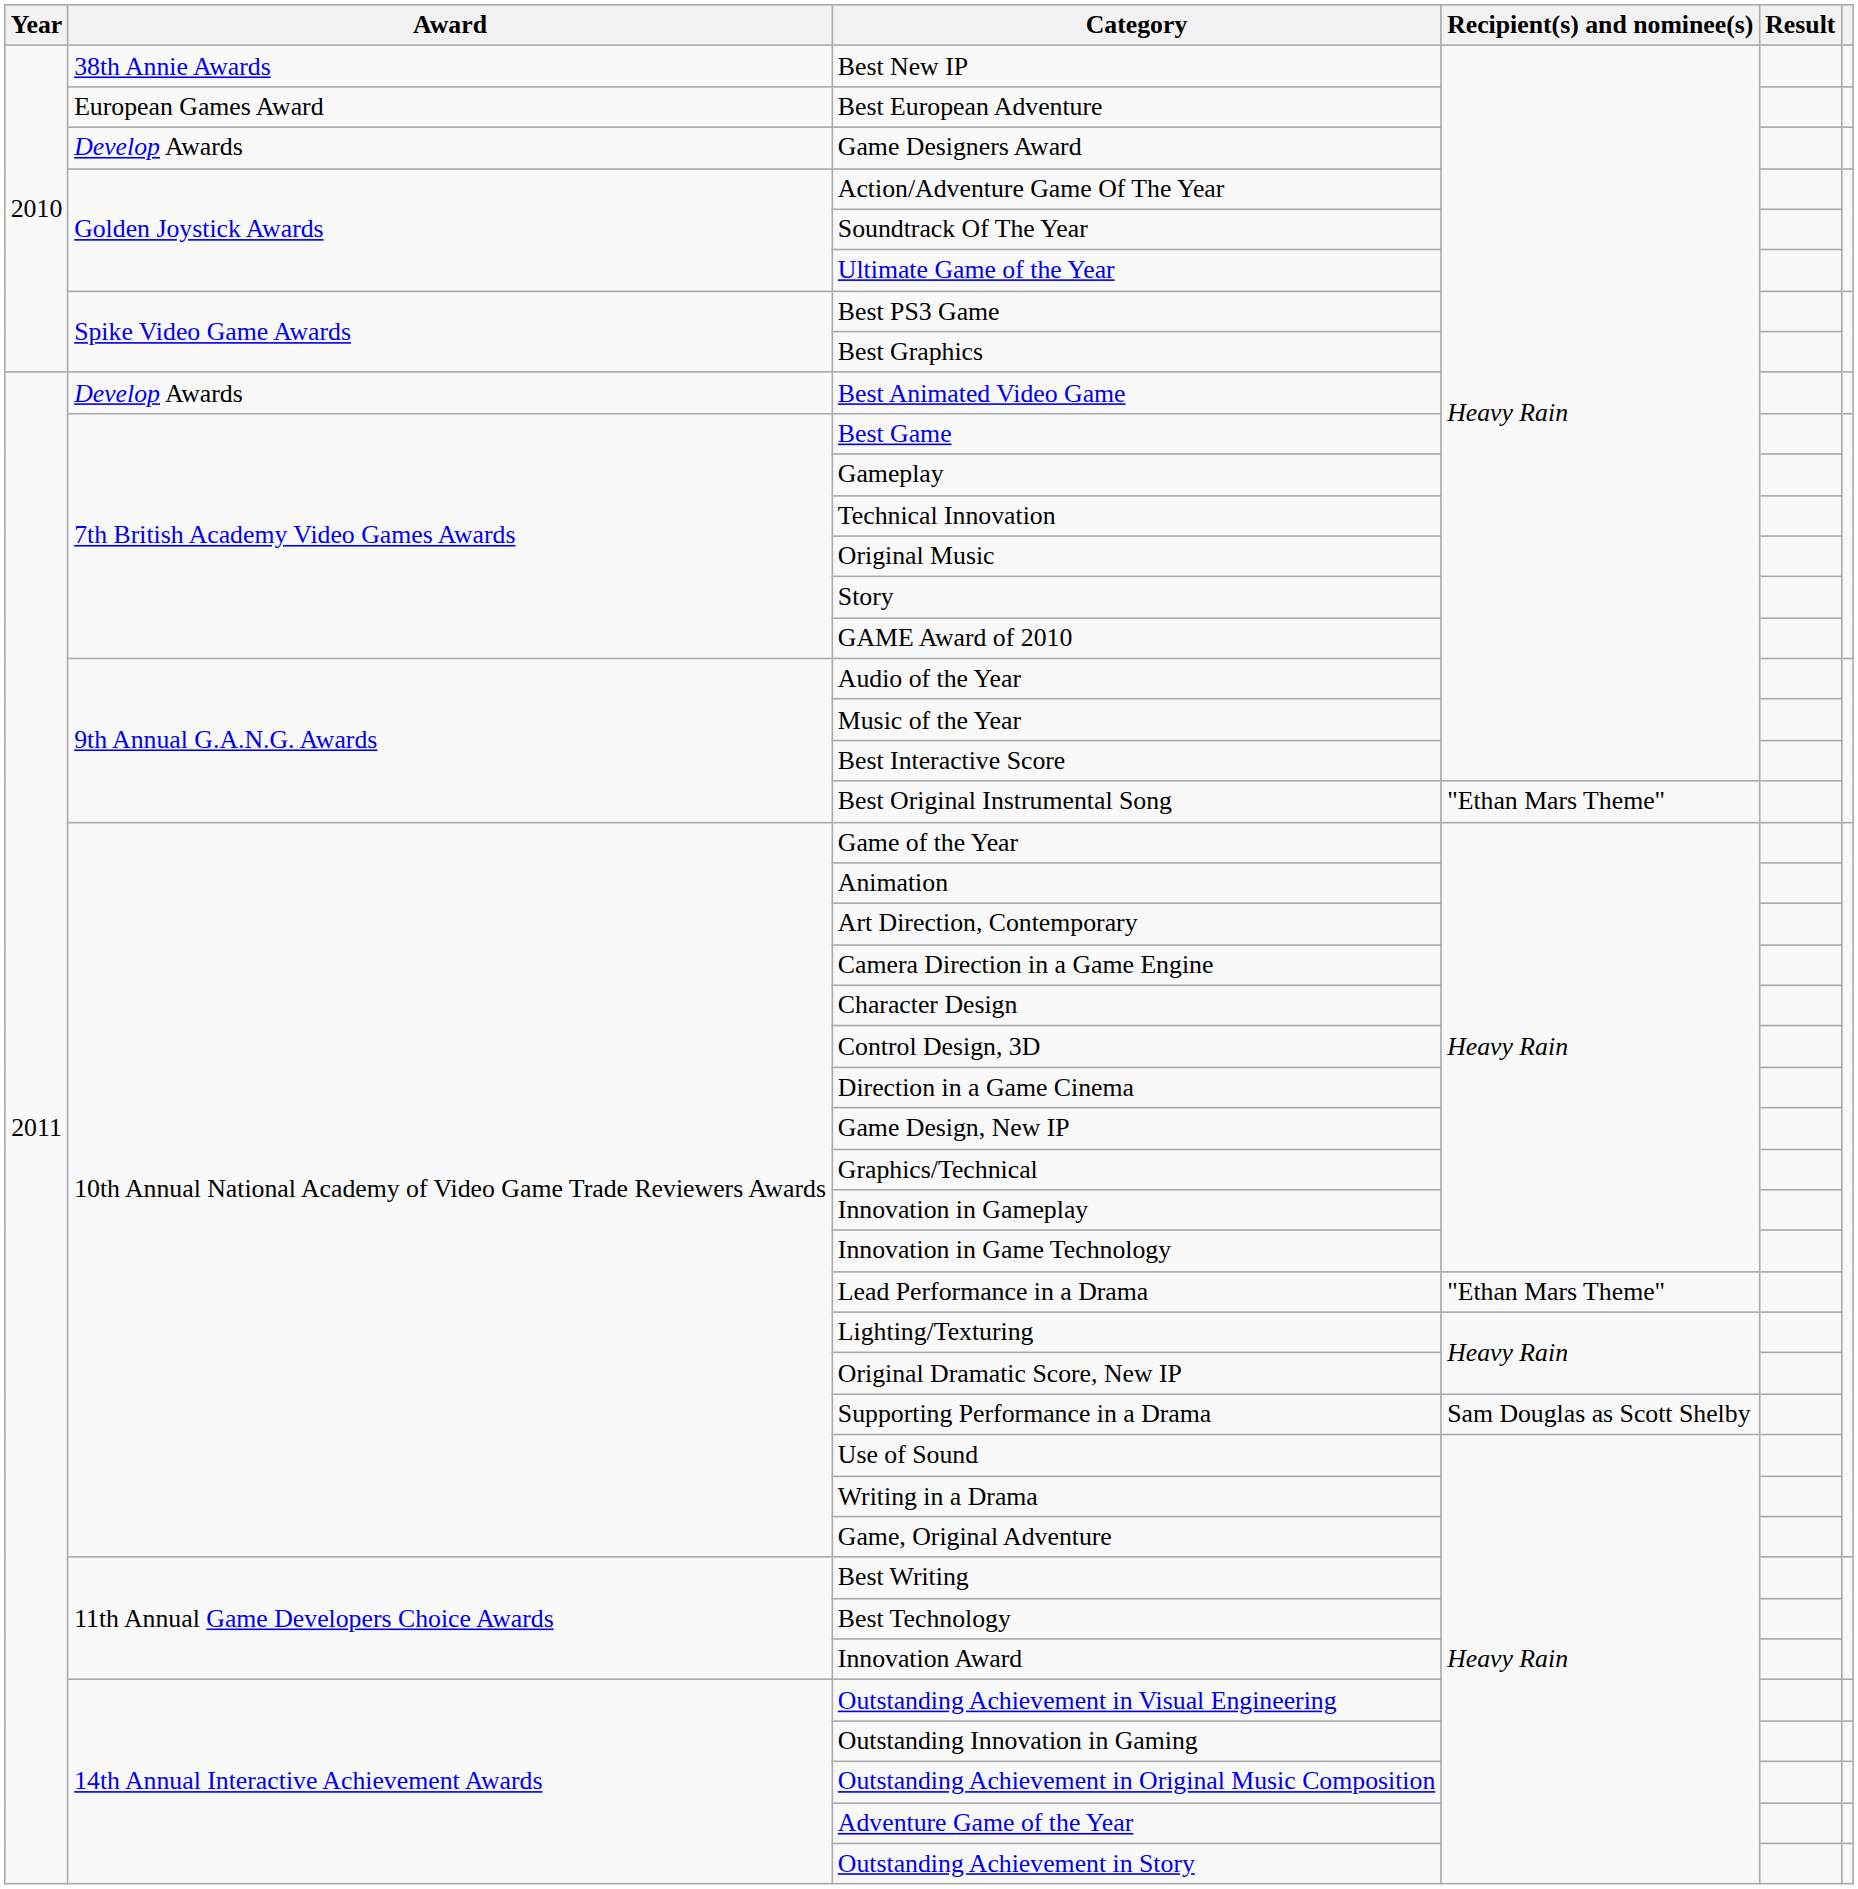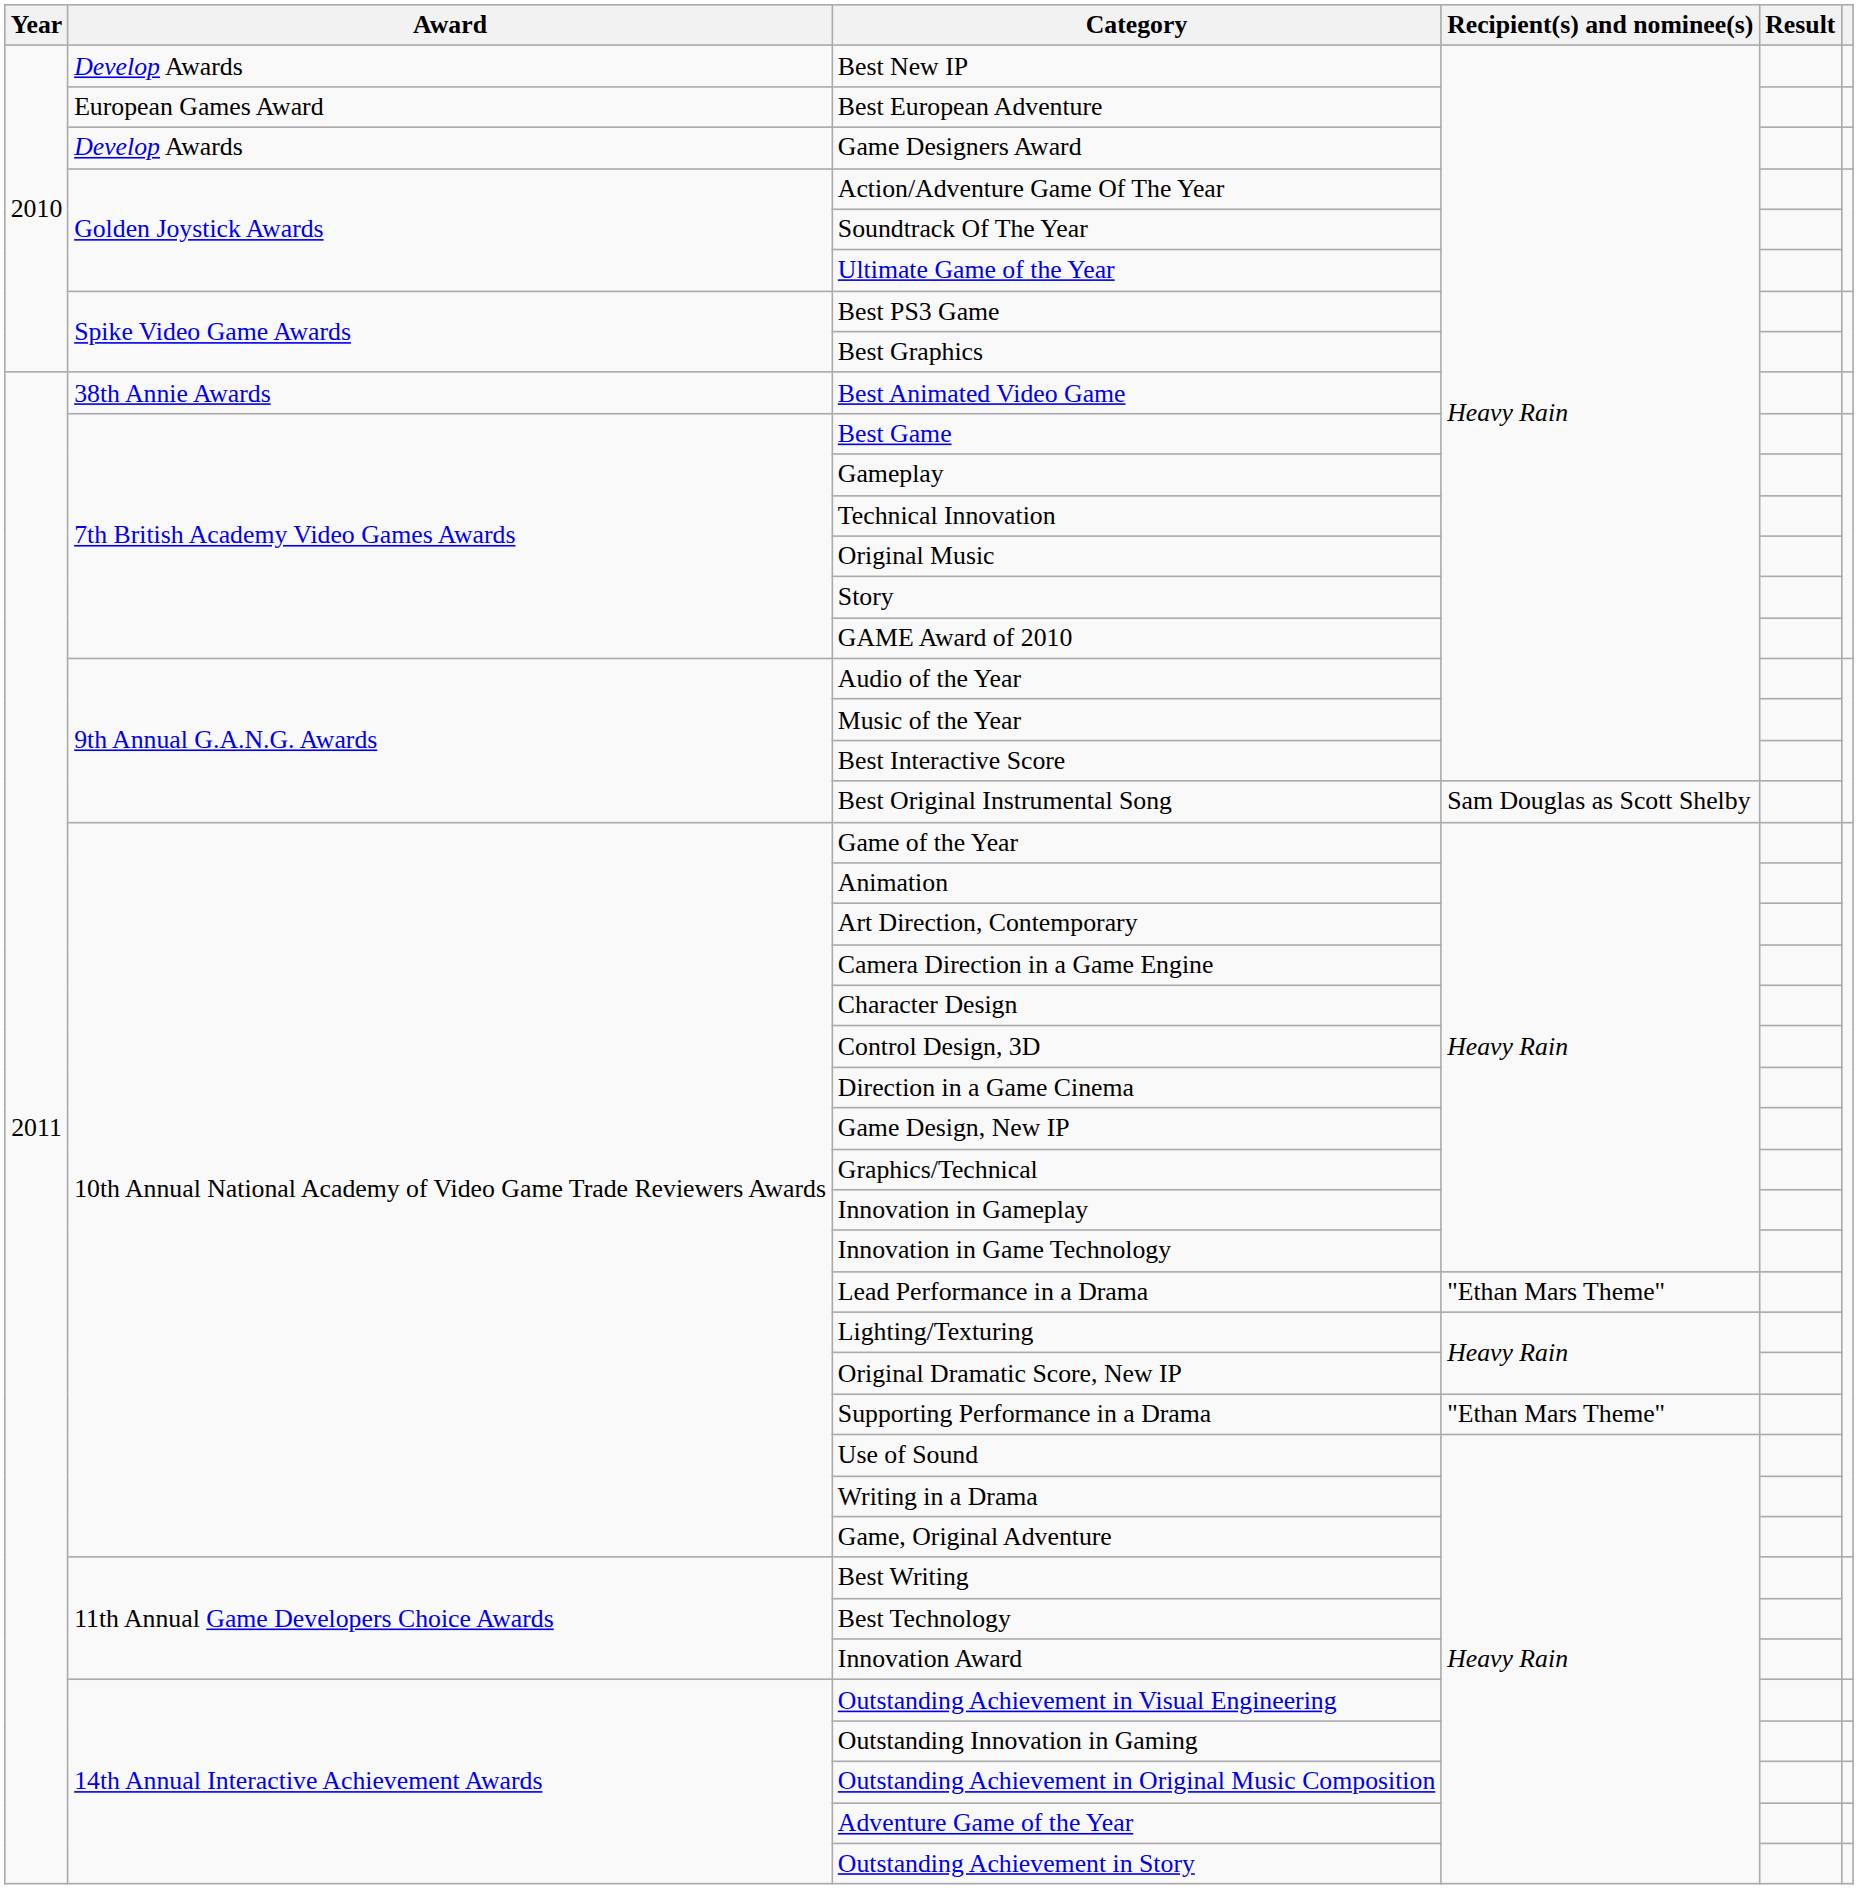(172, 65) 38th Annie Awards -> (158, 65) Develop Awards
(158, 392) Develop Awards -> (172, 392) 38th Annie Awards
(1556, 801) "Ethan Mars Theme" -> (1599, 801) Sam Douglas as Scott Shelby
(1599, 1413) Sam Douglas as Scott Shelby -> (1556, 1413) "Ethan Mars Theme"
